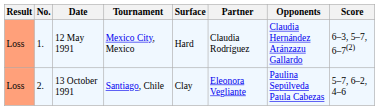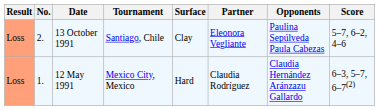rows swapped: (70, 43) <-> (76, 86)
